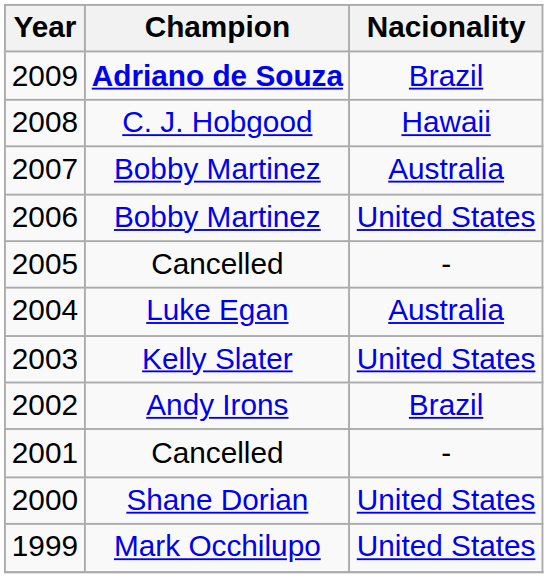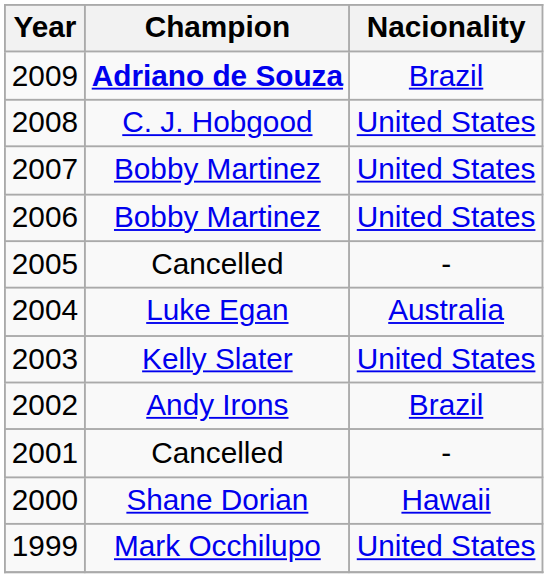(446, 122) Hawaii -> (446, 122) United States
(446, 169) Australia -> (446, 169) United States
(446, 500) United States -> (446, 500) Hawaii
